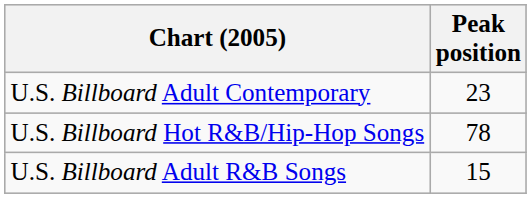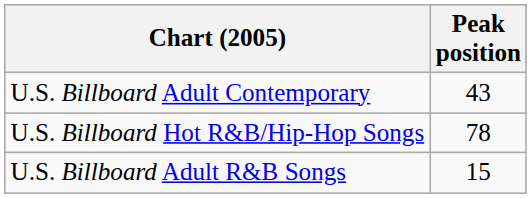(478, 92) 23 -> (478, 92) 43
